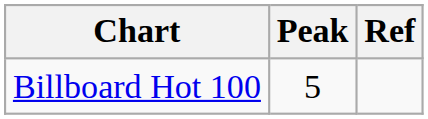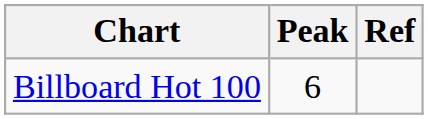(313, 85) 5 -> (313, 85) 6
